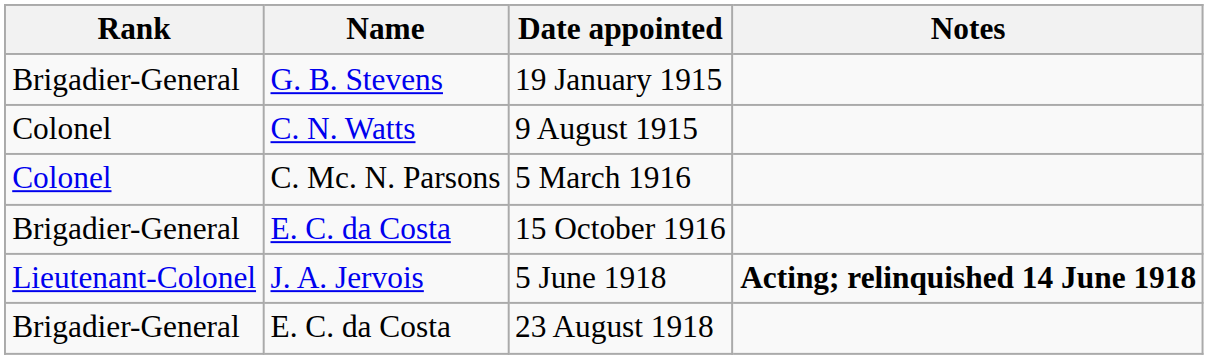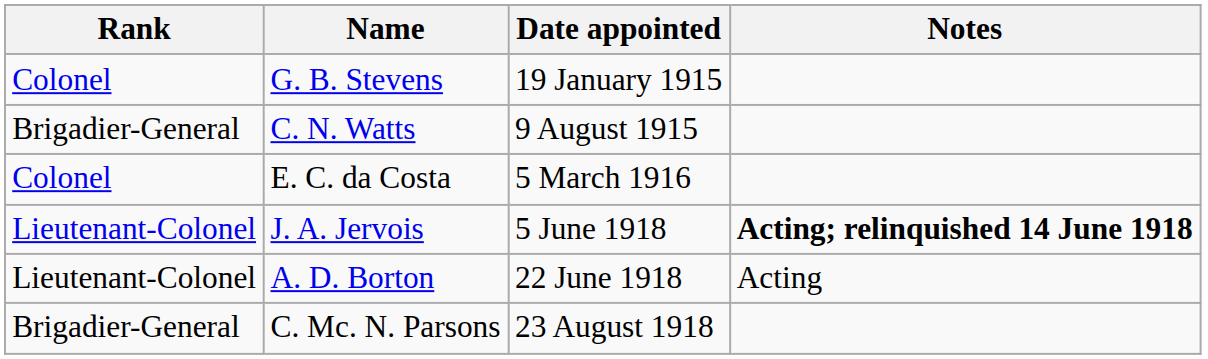(126, 79) Brigadier-General -> (62, 79) Colonel
(62, 128) Colonel -> (126, 128) Brigadier-General
(385, 178) C. Mc. N. Parsons -> (361, 178) E. C. da Costa
- row: (620, 228)
+ row: (599, 278)
(361, 327) E. C. da Costa -> (385, 327) C. Mc. N. Parsons
